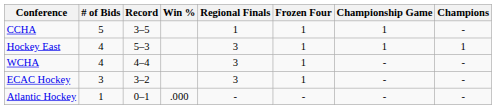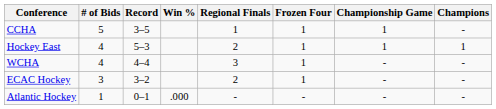(235, 46) 3 -> (235, 46) 2
(235, 79) 3 -> (235, 79) 2
